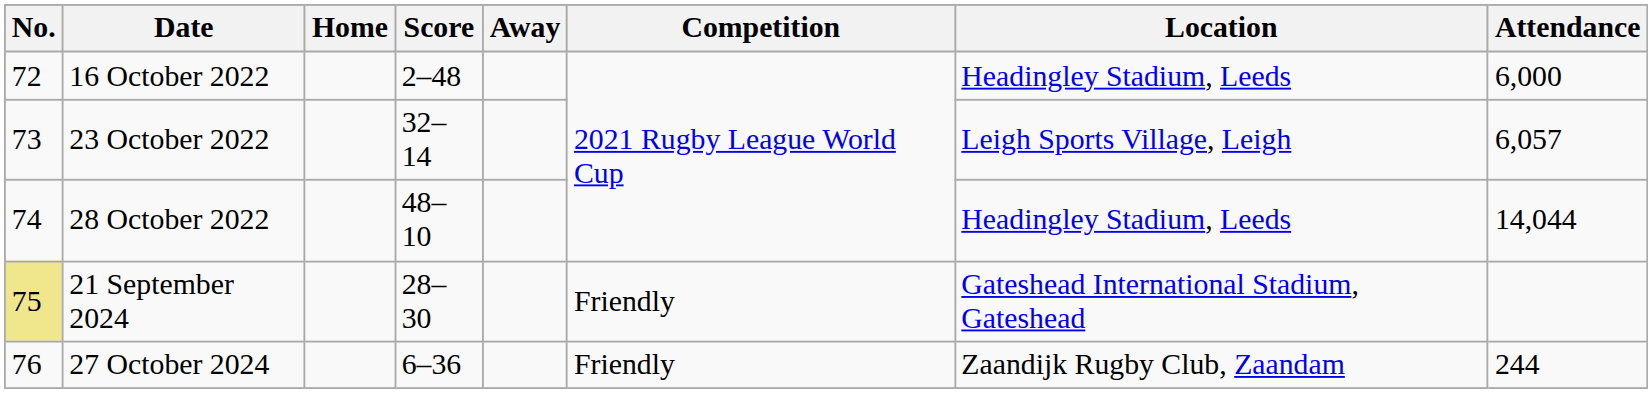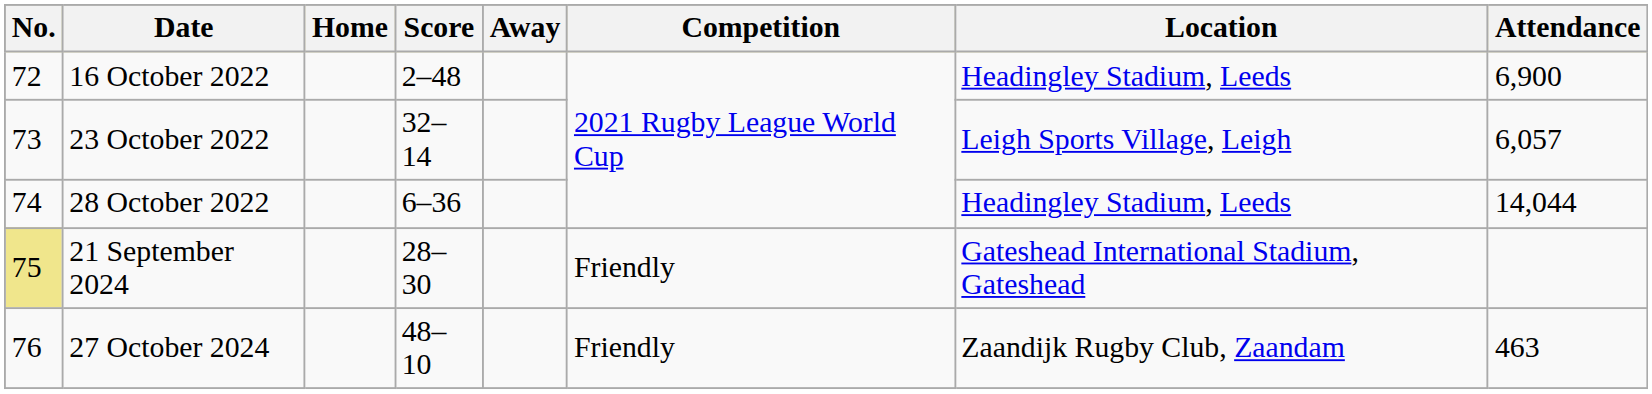(1528, 75) 6,000 -> (1528, 75) 6,900
(424, 219) 48–10 -> (431, 203) 6–36
(431, 364) 6–36 -> (424, 347) 48–10
(1517, 364) 244 -> (1517, 347) 463
